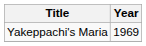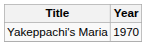(126, 32) 1969 -> (126, 32) 1970
